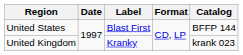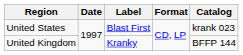(214, 27) BFFP 144 -> (214, 27) krank 023
(214, 43) krank 023 -> (214, 43) BFFP 144
